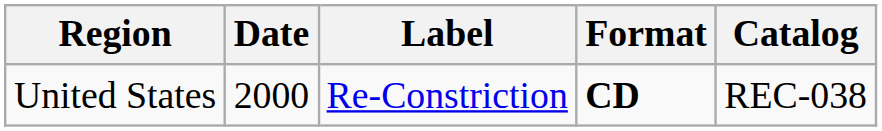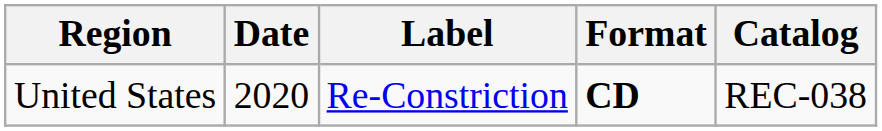(271, 94) 2000 -> (271, 94) 2020
